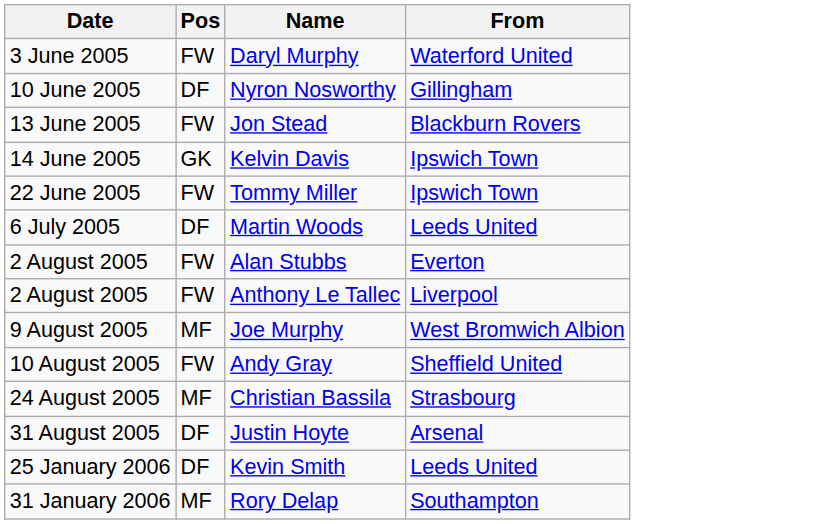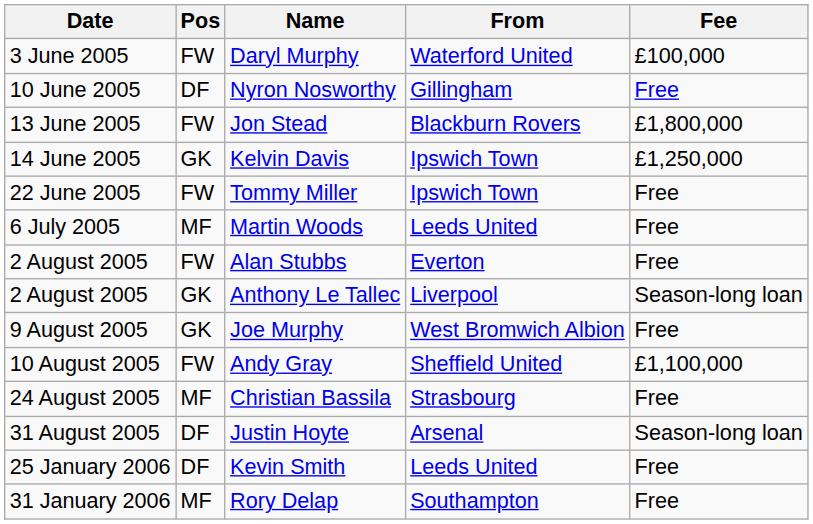+ column: (719, 21)
(195, 227) DF -> (196, 227) MF
(197, 295) FW -> (196, 295) GK
(196, 329) MF -> (196, 329) GK
